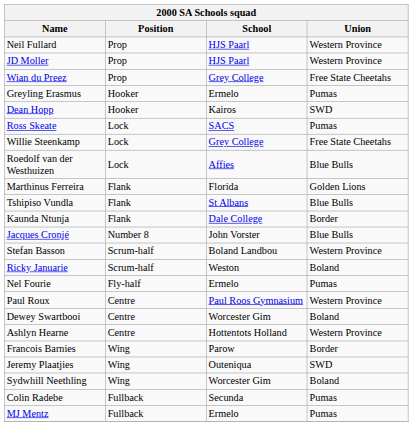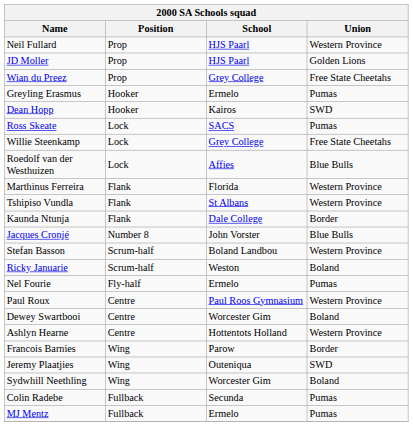(346, 61) Western Province -> (338, 61) Golden Lions
(338, 186) Golden Lions -> (346, 186) Western Province
(331, 202) Blue Bulls -> (346, 202) Western Province
